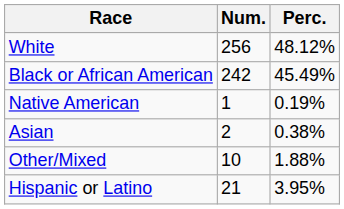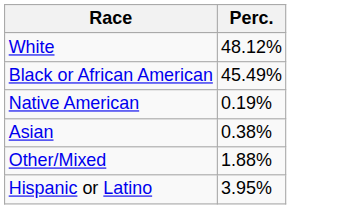- column: (244, 18)
